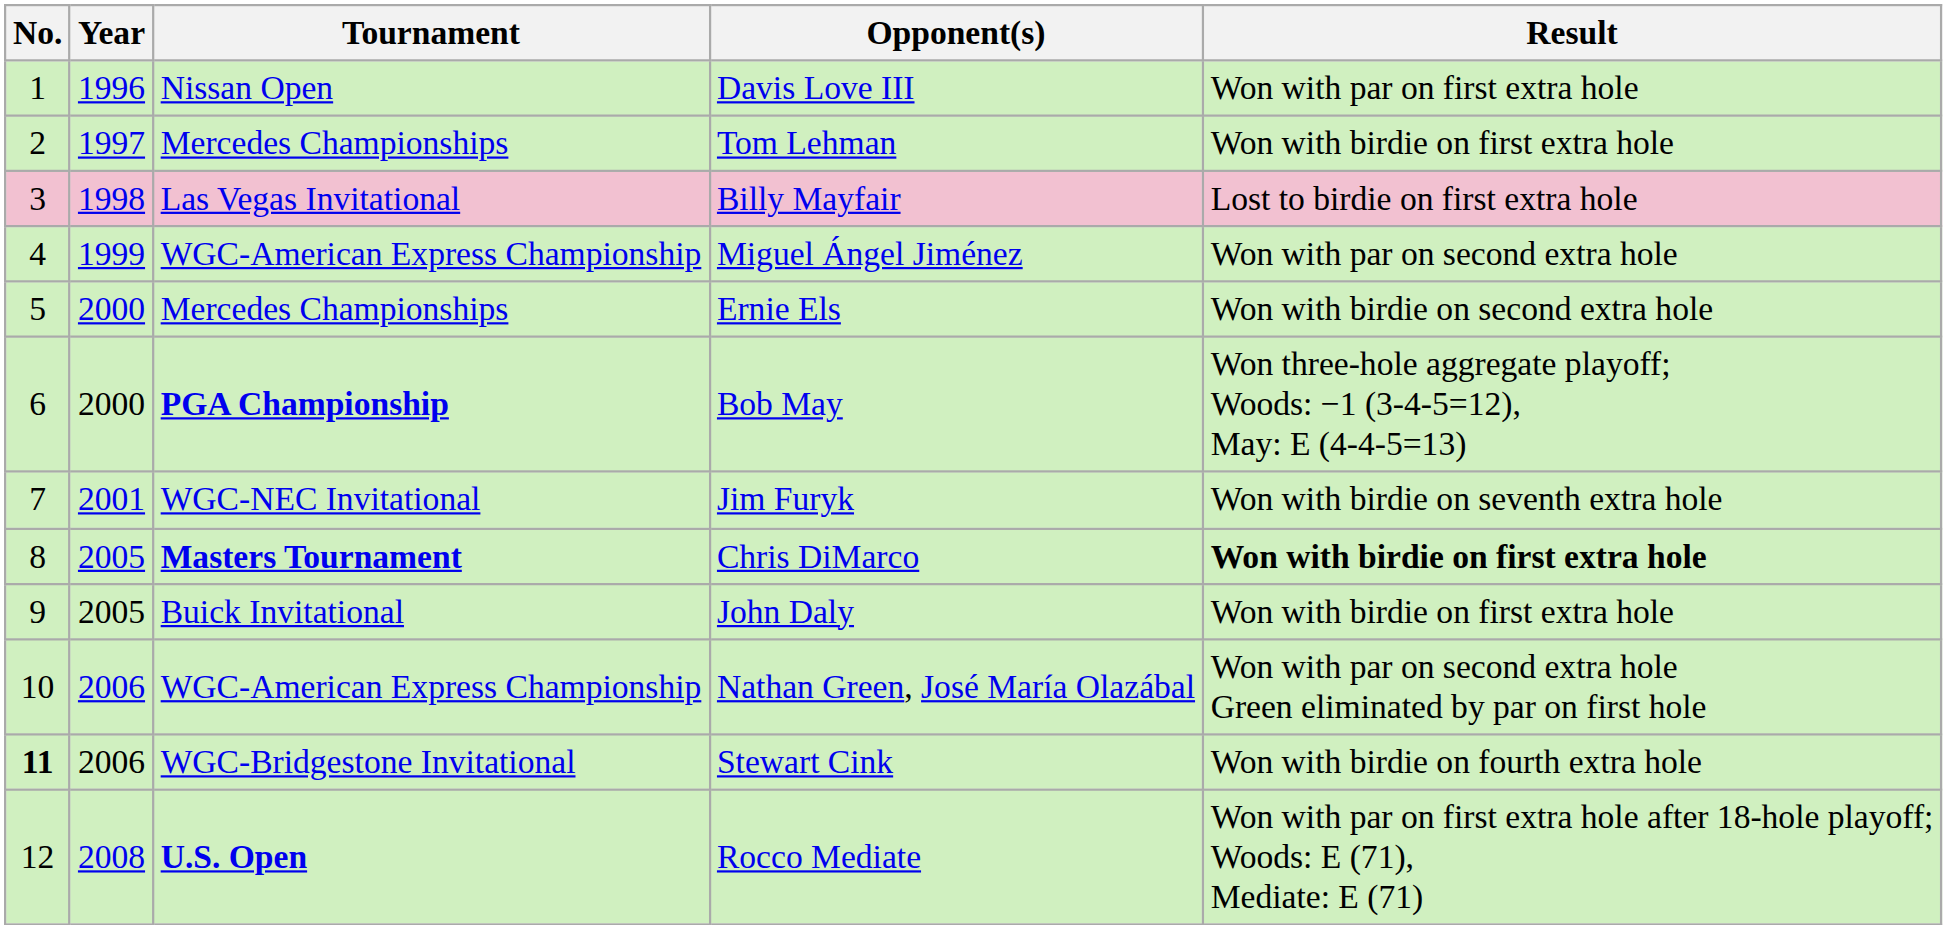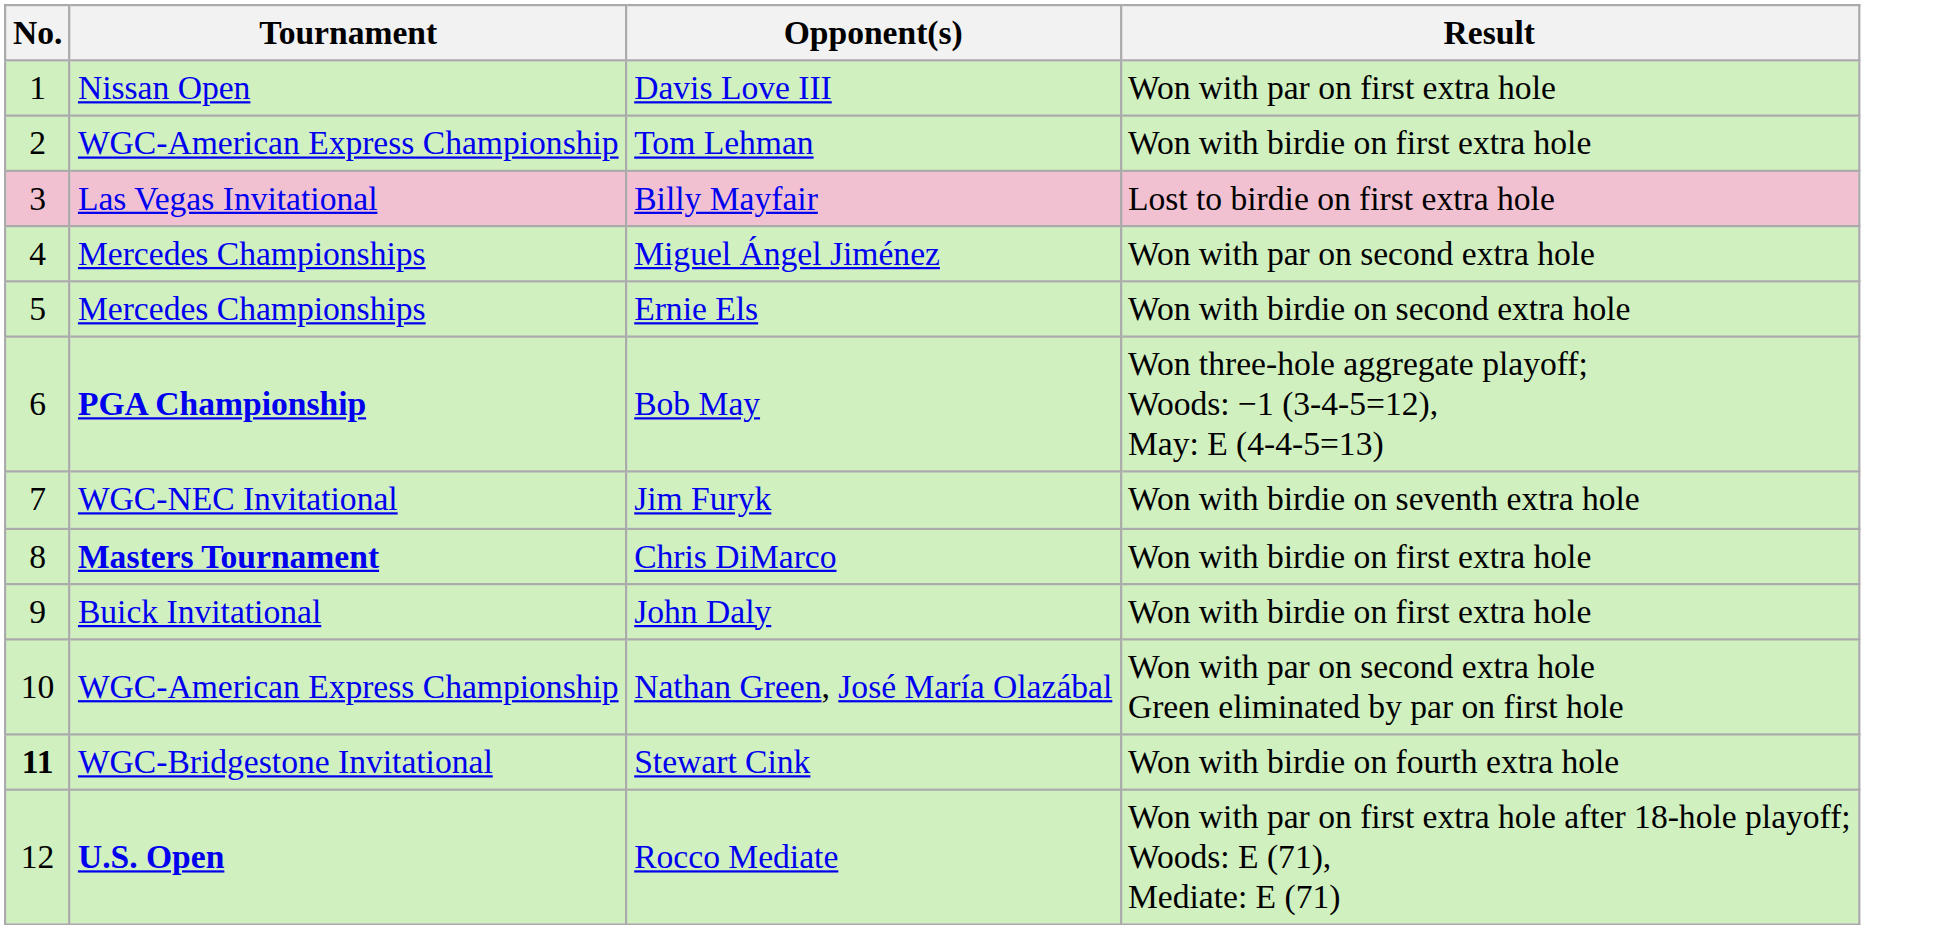- column: (111, 32)
(335, 143) Mercedes Championships -> (348, 143) WGC-American Express Championship
(431, 253) WGC-American Express Championship -> (252, 253) Mercedes Championships
(1459, 555) bold -> (1360, 555) normal
